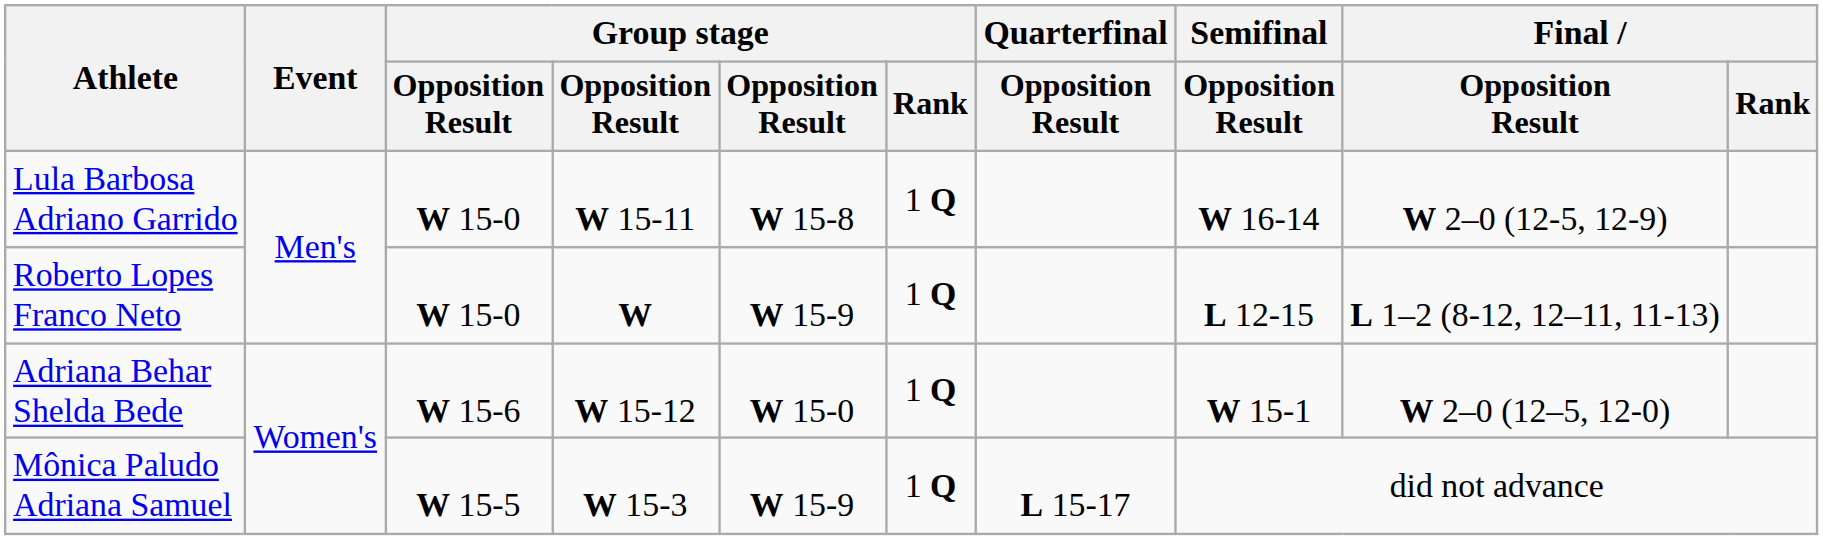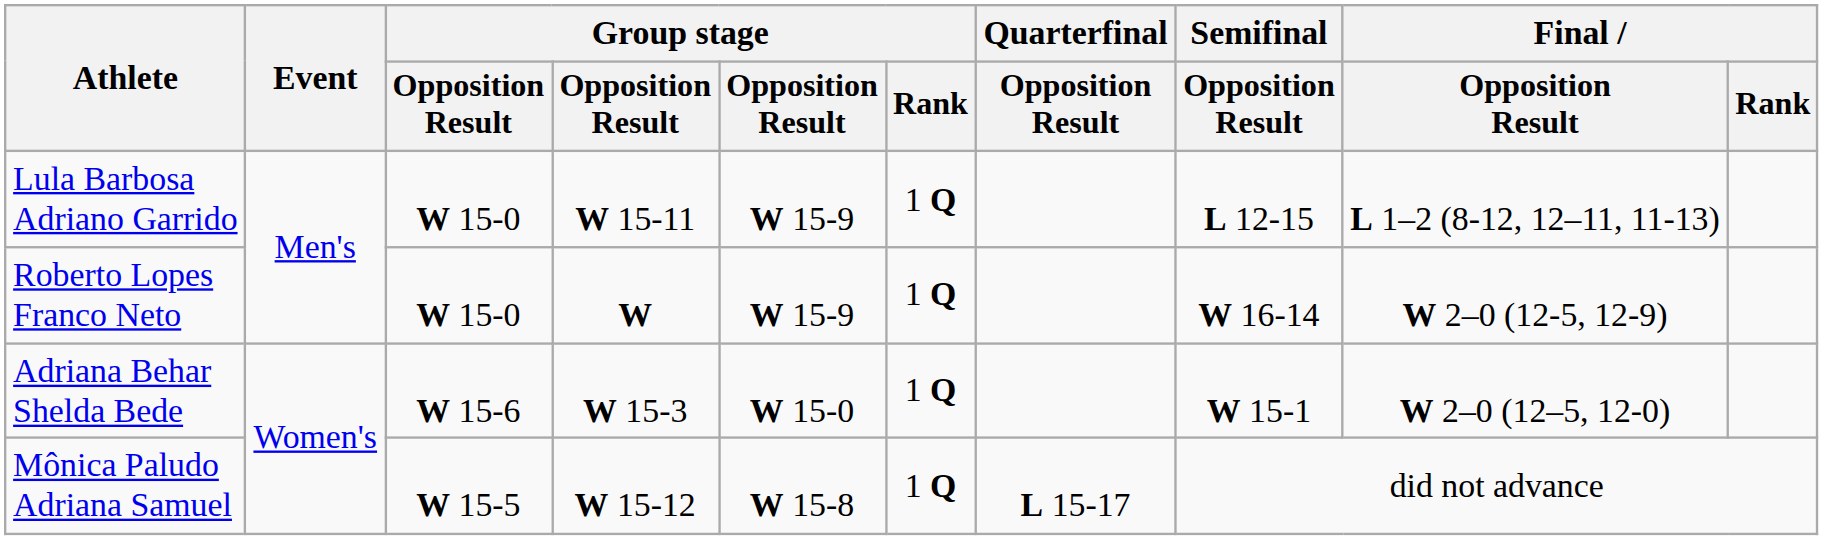(802, 218) W 15-8 -> (802, 218) W 15-9
(1259, 218) W 16-14 -> (1259, 218) L 12-15
(1535, 218) W 2–0 (12-5, 12-9) -> (1535, 218) L 1–2 (8-12, 12–11, 11-13)
(1259, 314) L 12-15 -> (1259, 314) W 16-14
(1535, 314) L 1–2 (8-12, 12–11, 11-13) -> (1535, 314) W 2–0 (12-5, 12-9)
(635, 410) W 15-12 -> (635, 410) W 15-3
(635, 506) W 15-3 -> (635, 506) W 15-12
(802, 506) W 15-9 -> (802, 506) W 15-8
